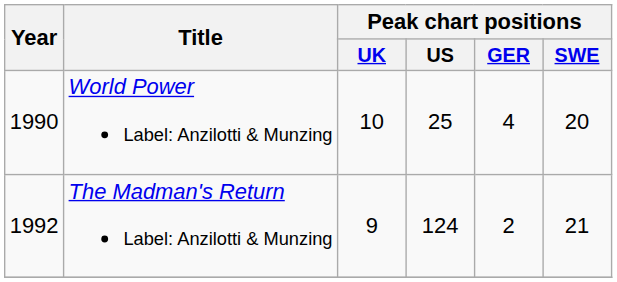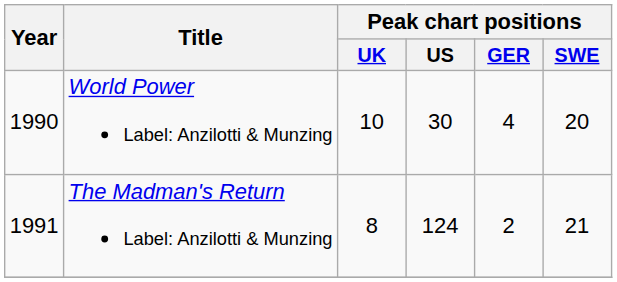(440, 122) 25 -> (440, 122) 30
(34, 225) 1992 -> (34, 225) 1991
(372, 225) 9 -> (372, 225) 8
